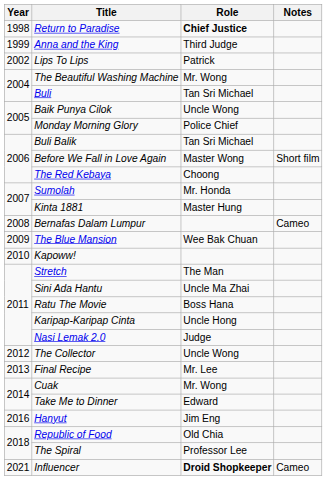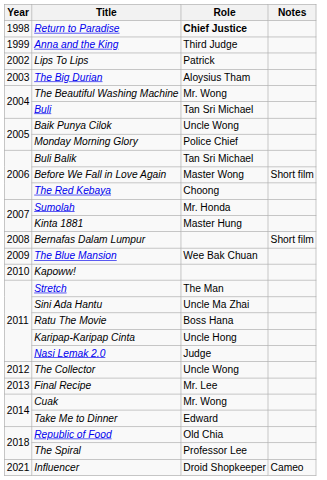+ row: (68, 77)
(293, 223) Cameo -> (292, 239) Short film
- row: (50, 418)
(227, 467) bold -> (225, 467) normal
